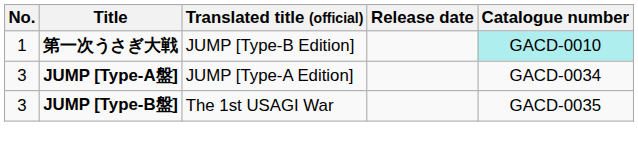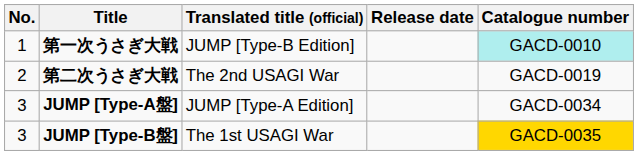+ row: (110, 75)
(555, 105) no background -> (555, 135) gold background
